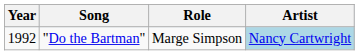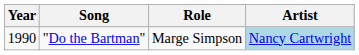(22, 38) 1992 -> (22, 38) 1990
